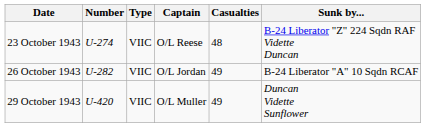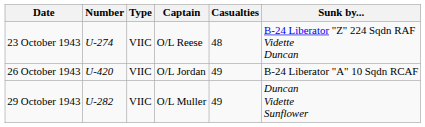(99, 72) U-282 -> (99, 72) U-420
(99, 101) U-420 -> (99, 101) U-282
